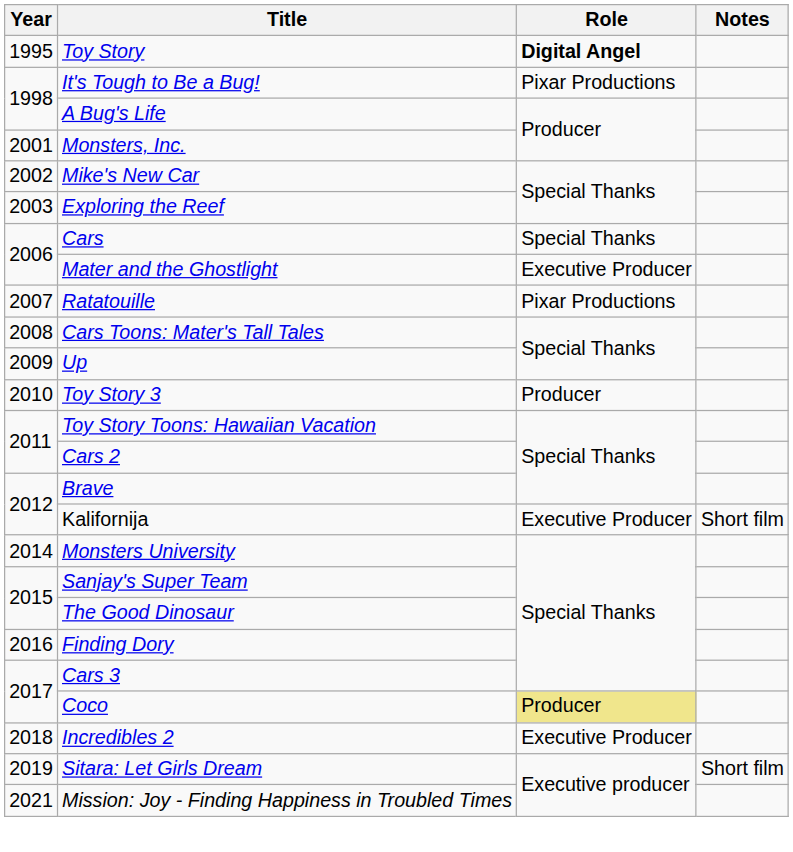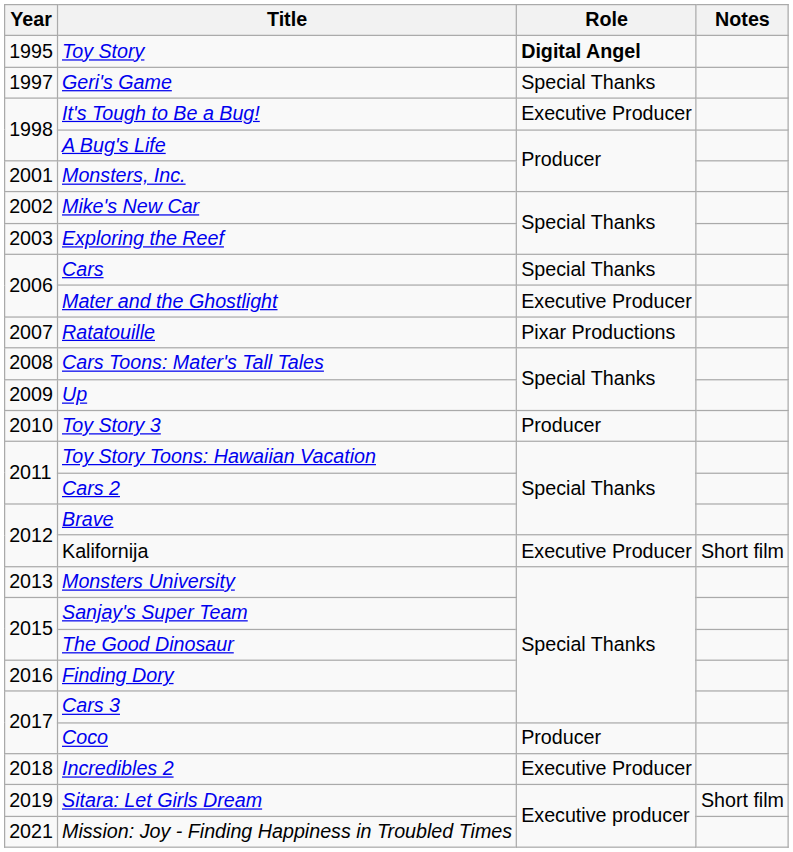+ row: (117, 82)
(598, 82) Pixar Productions -> (606, 113) Executive Producer
(31, 550) 2014 -> (31, 581) 2013
(561, 706) khaki background -> (561, 737) no background
